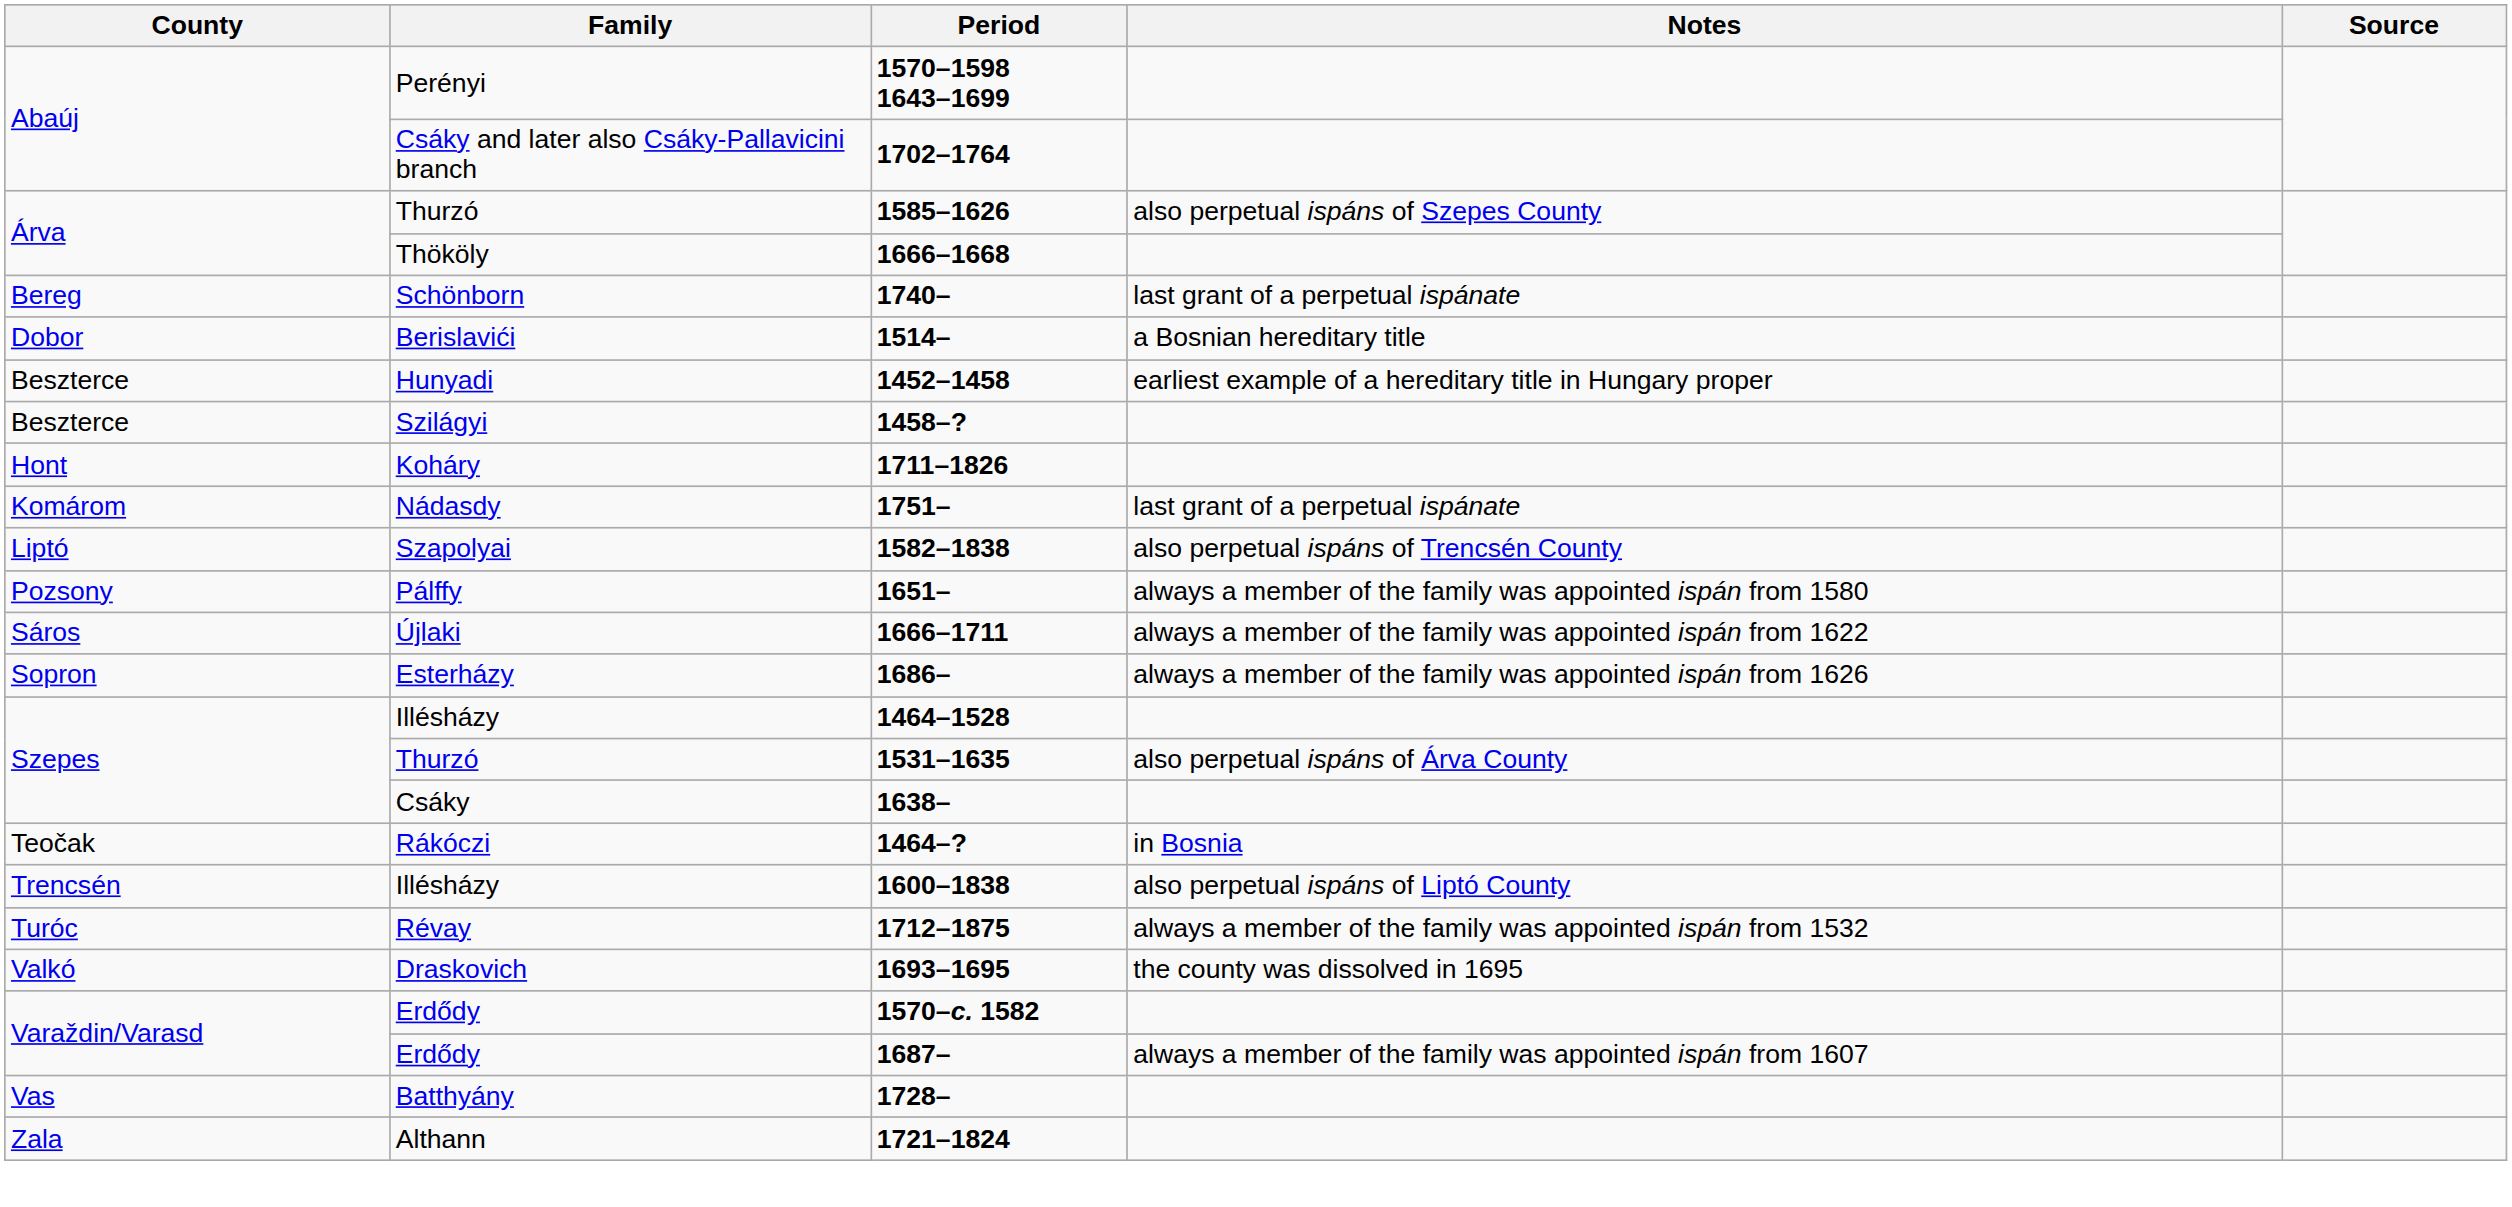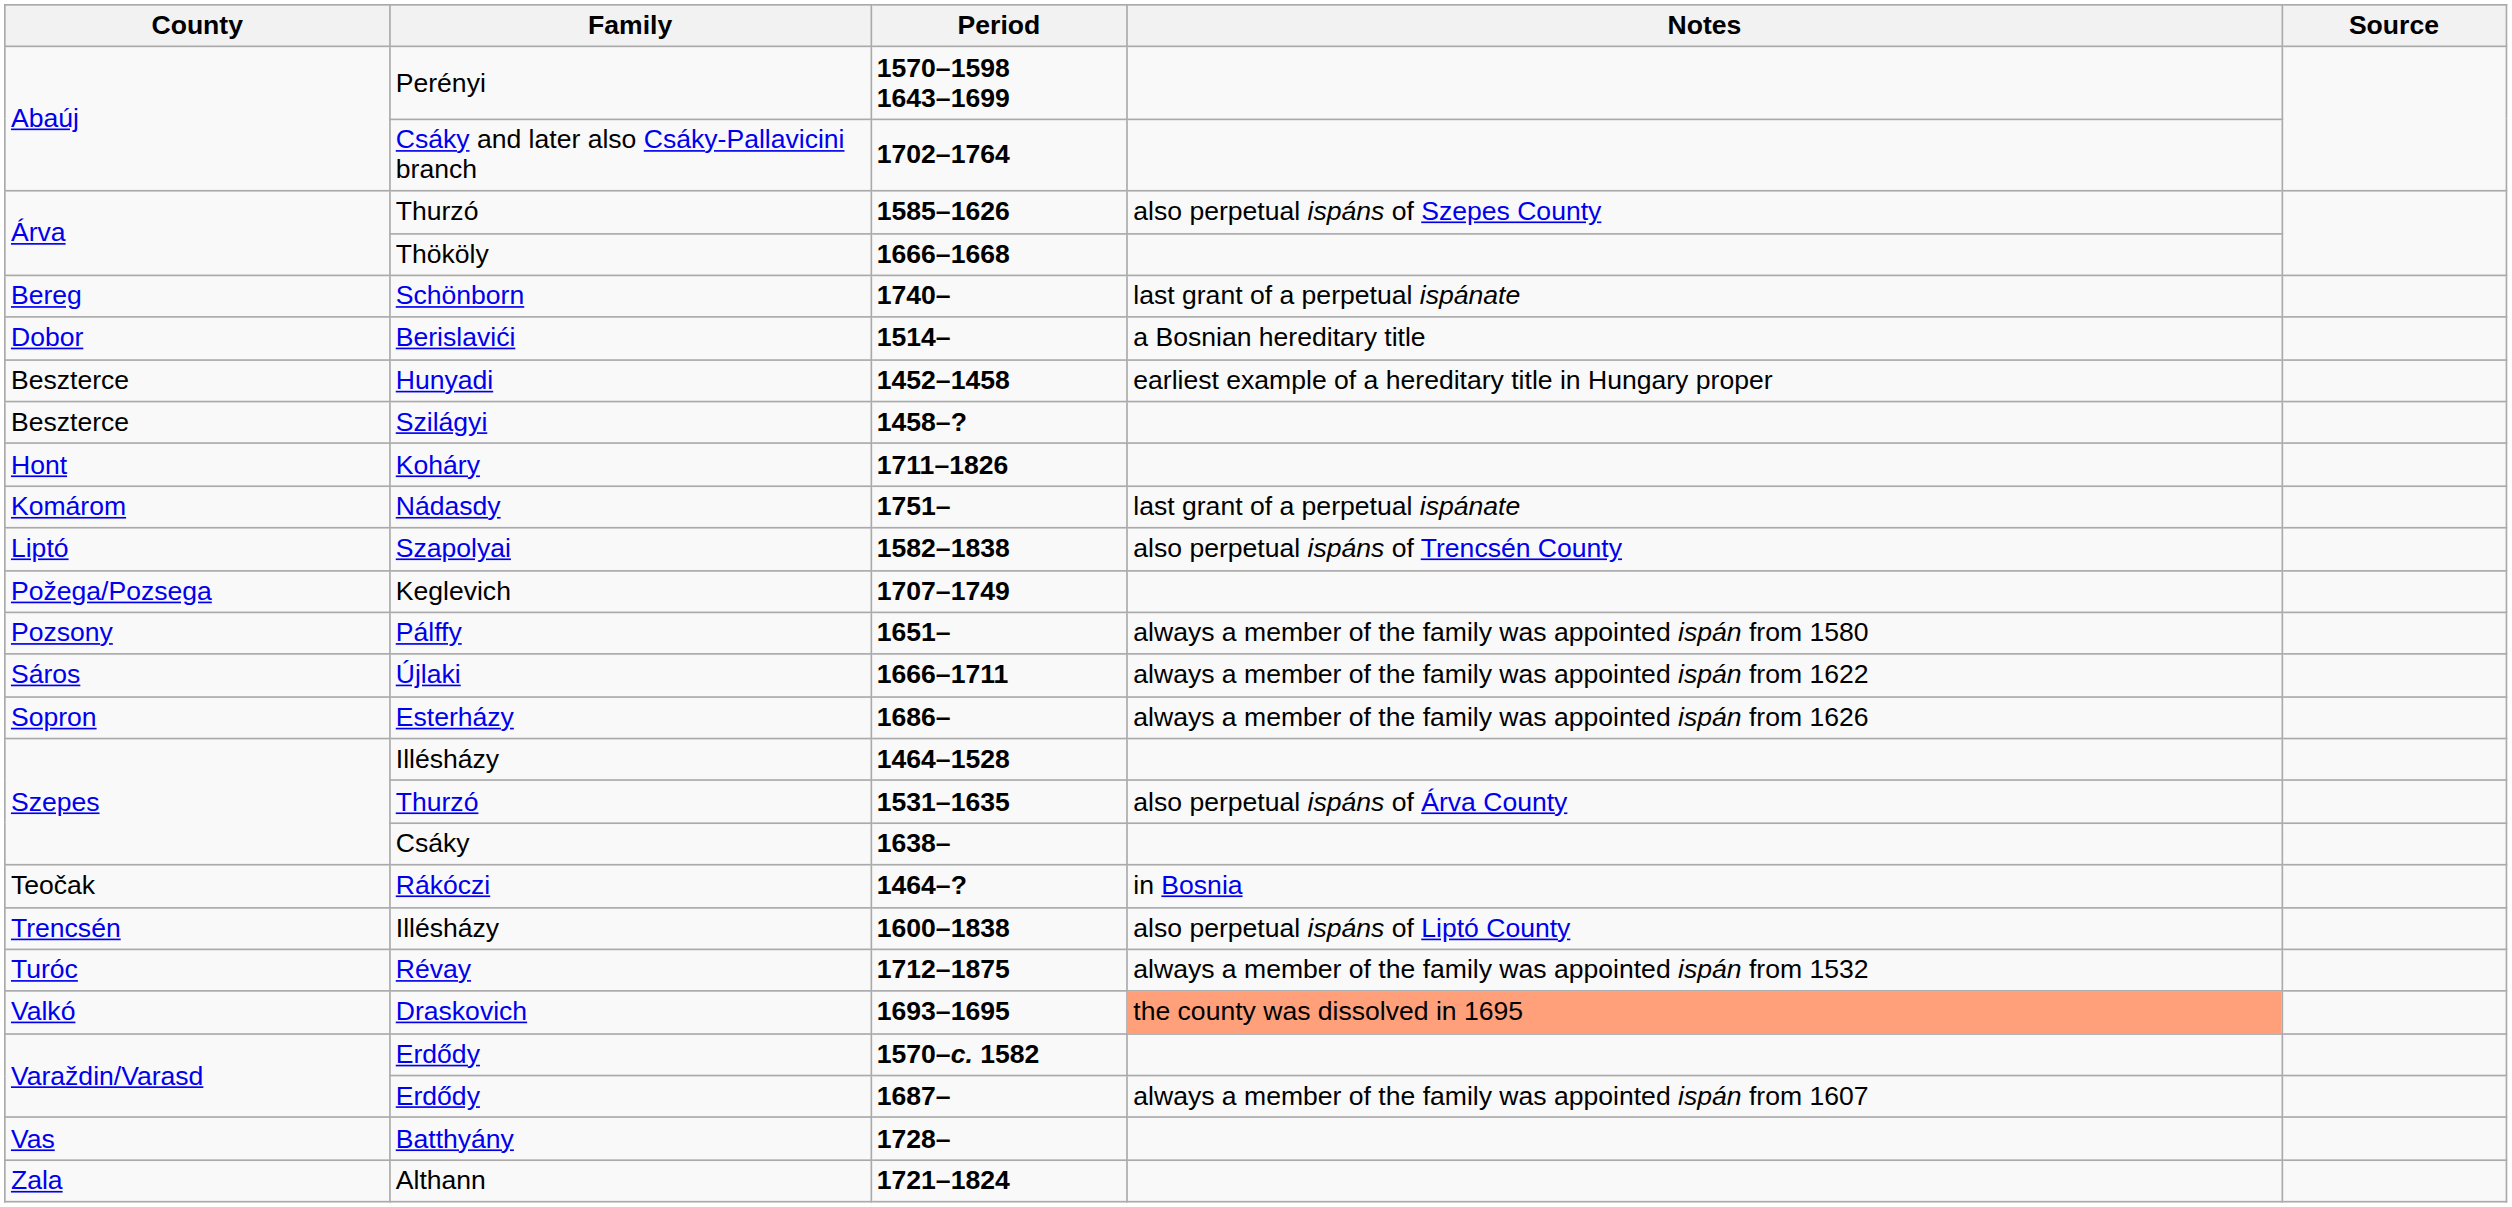+ row: (943, 590)
(1328, 969) no background -> (1328, 1012) lightsalmon background
